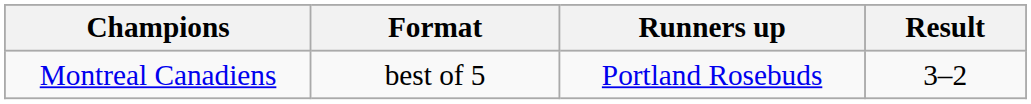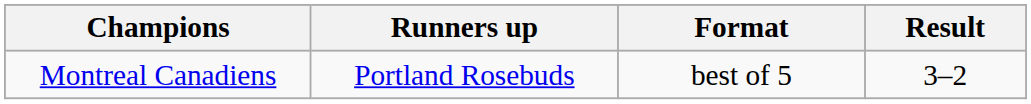columns swapped: (712, 27) <-> (435, 27)
